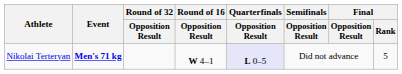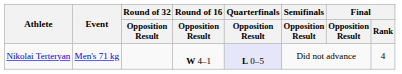(98, 56) bold -> (97, 56) normal
(385, 56) 5 -> (383, 56) 4
